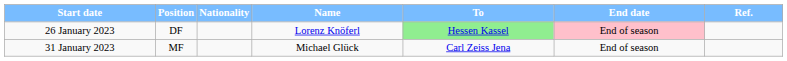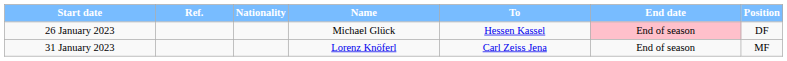columns swapped: (176, 13) <-> (744, 13)
(327, 30) Lorenz Knöferl -> (364, 30) Michael Glück
(478, 30) lightgreen background -> (515, 30) no background
(327, 48) Michael Glück -> (364, 48) Lorenz Knöferl
